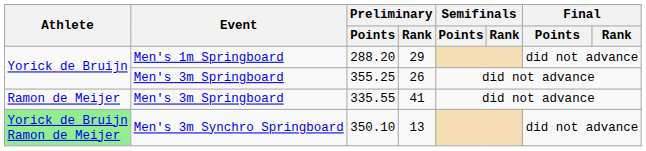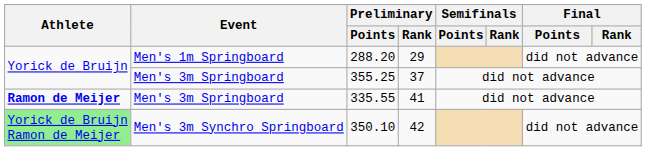(417, 78) 26 -> (417, 78) 37
(64, 99) normal -> (64, 99) bold
(417, 127) 13 -> (417, 127) 42
